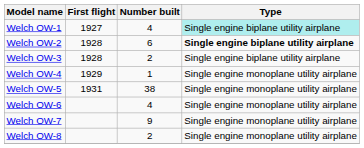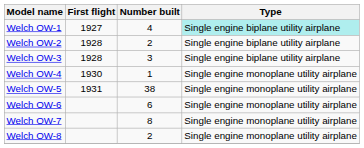(150, 43) 6 -> (150, 43) 2
(269, 43) bold -> (262, 43) normal
(150, 58) 2 -> (150, 58) 3
(91, 74) 1929 -> (91, 74) 1930
(150, 105) 4 -> (150, 105) 6
(150, 120) 9 -> (150, 120) 8
